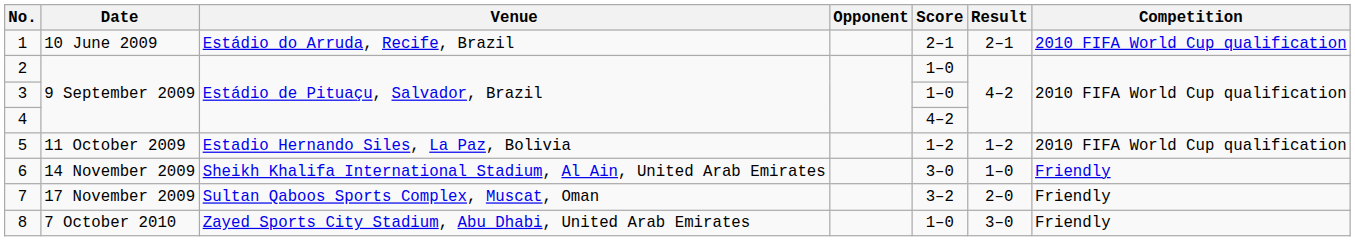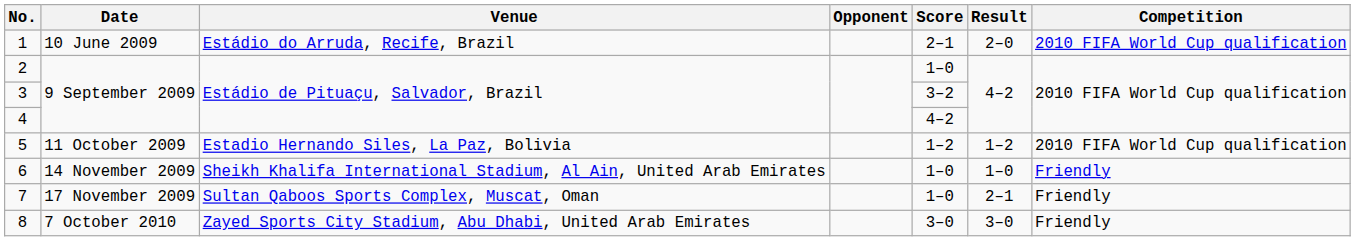(999, 43) 2–1 -> (999, 43) 2–0
(940, 94) 1–0 -> (940, 94) 3–2
(940, 171) 3–0 -> (940, 171) 1–0
(940, 197) 3–2 -> (940, 197) 1–0
(999, 197) 2–0 -> (999, 197) 2–1
(940, 223) 1–0 -> (940, 223) 3–0
